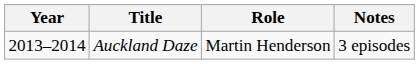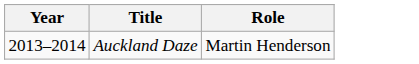- column: (374, 18)
